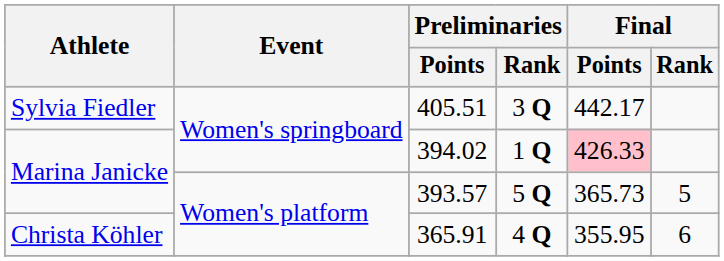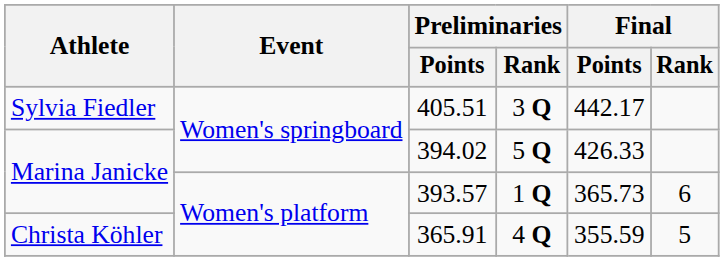(532, 150) 1 Q -> (532, 150) 5 Q
(609, 150) pink background -> (609, 150) no background
(532, 192) 5 Q -> (532, 192) 1 Q
(685, 192) 5 -> (685, 192) 6
(609, 235) 355.95 -> (609, 235) 355.59
(685, 235) 6 -> (685, 235) 5
